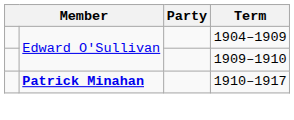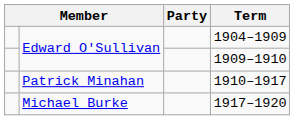(83, 82) bold -> (83, 82) normal
+ row: (250, 104)
